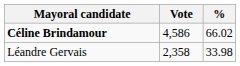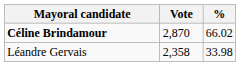(176, 33) 4,586 -> (176, 33) 2,870
